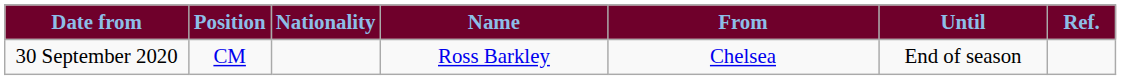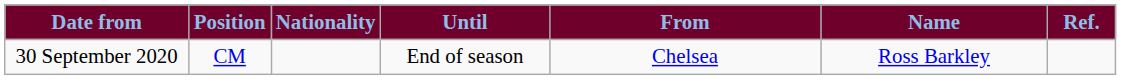columns swapped: (494, 22) <-> (963, 22)
